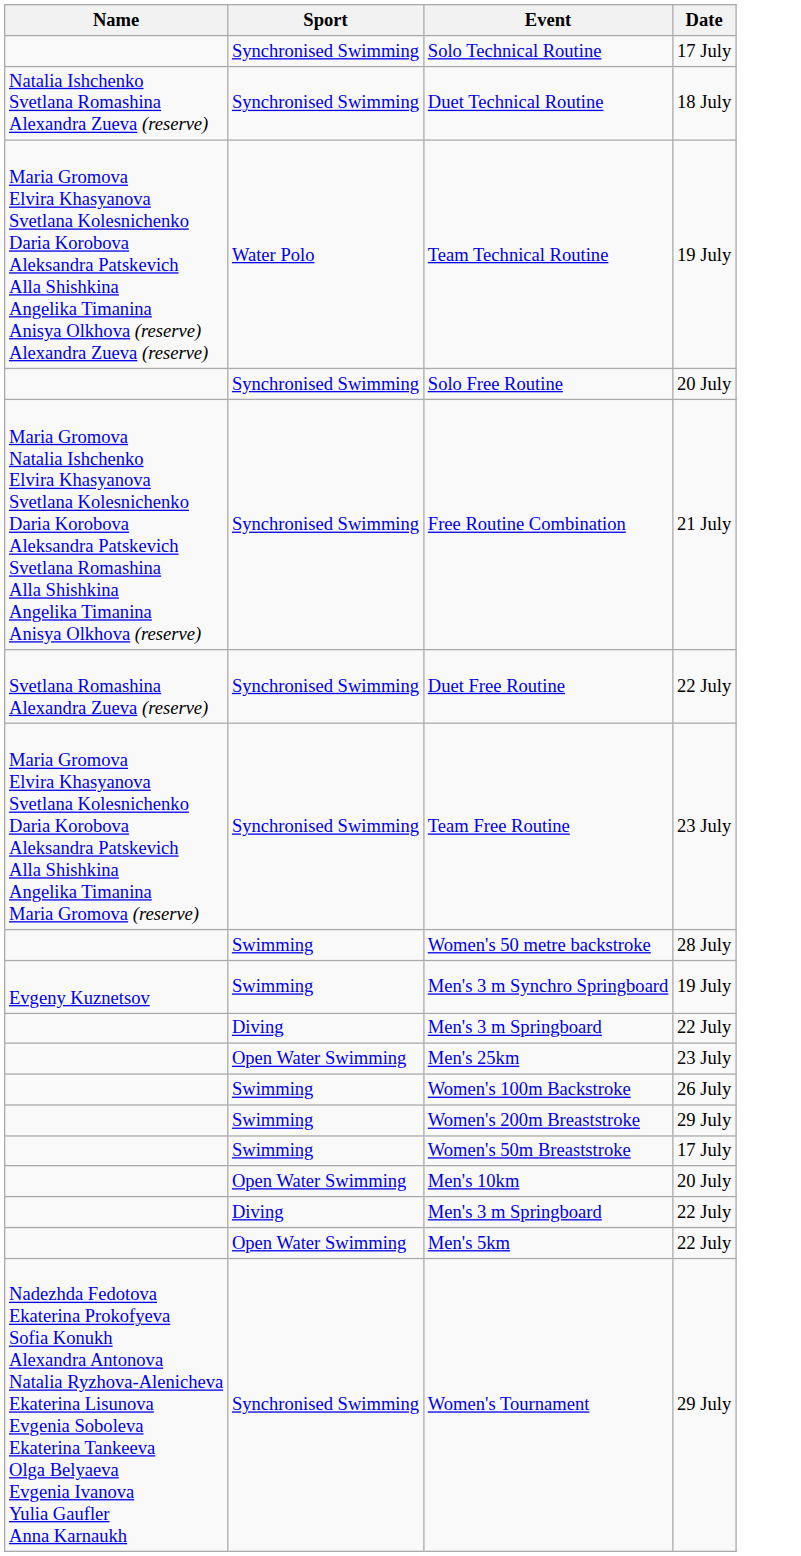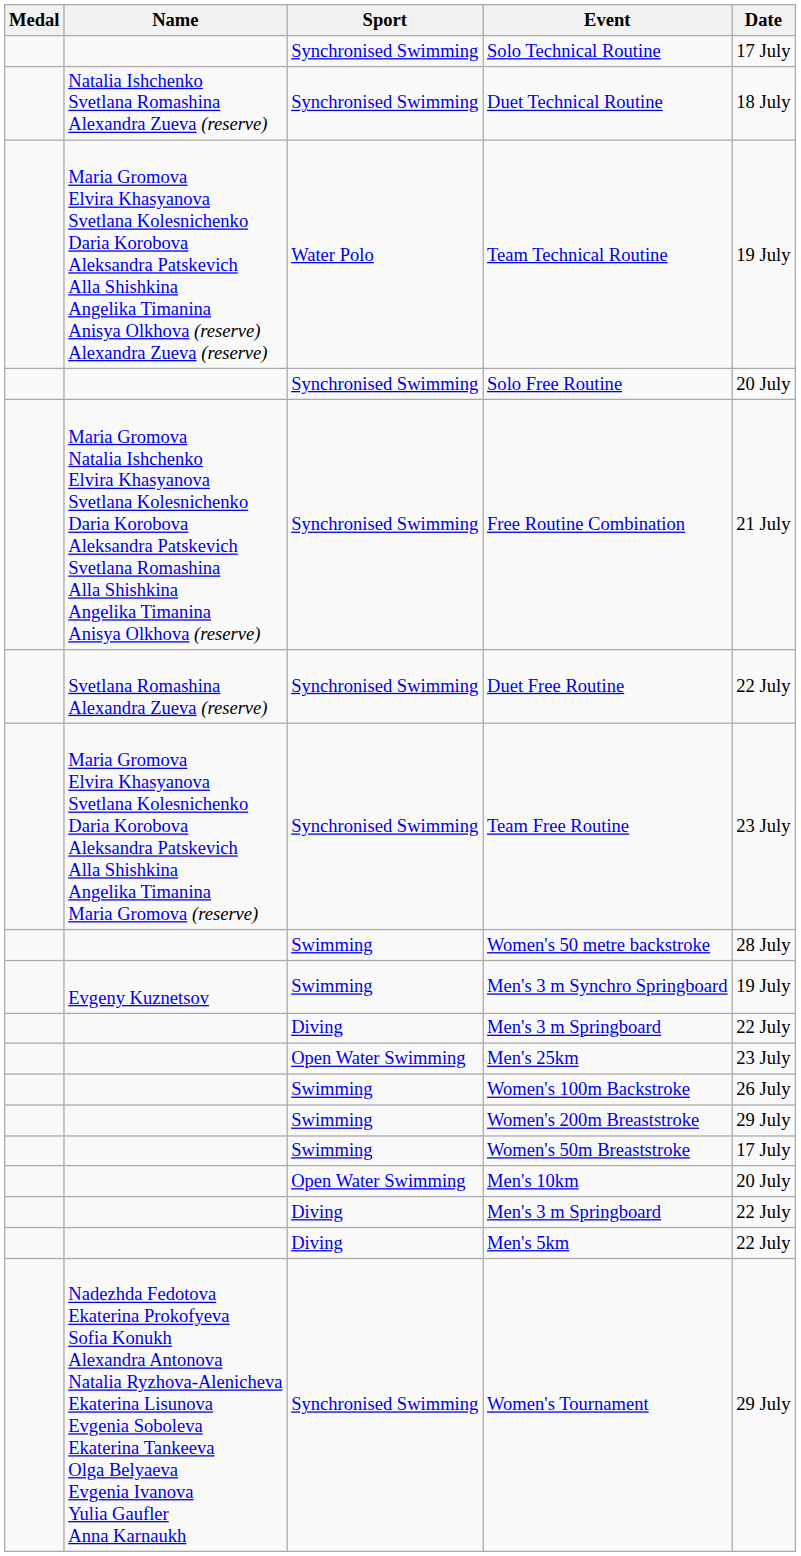+ column: (34, 20)
(319, 1242) Open Water Swimming -> (317, 1242) Diving
